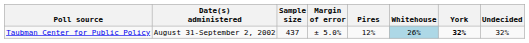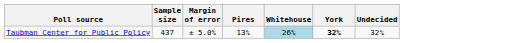- column: (215, 15)
(369, 32) 12% -> (243, 32) 13%
